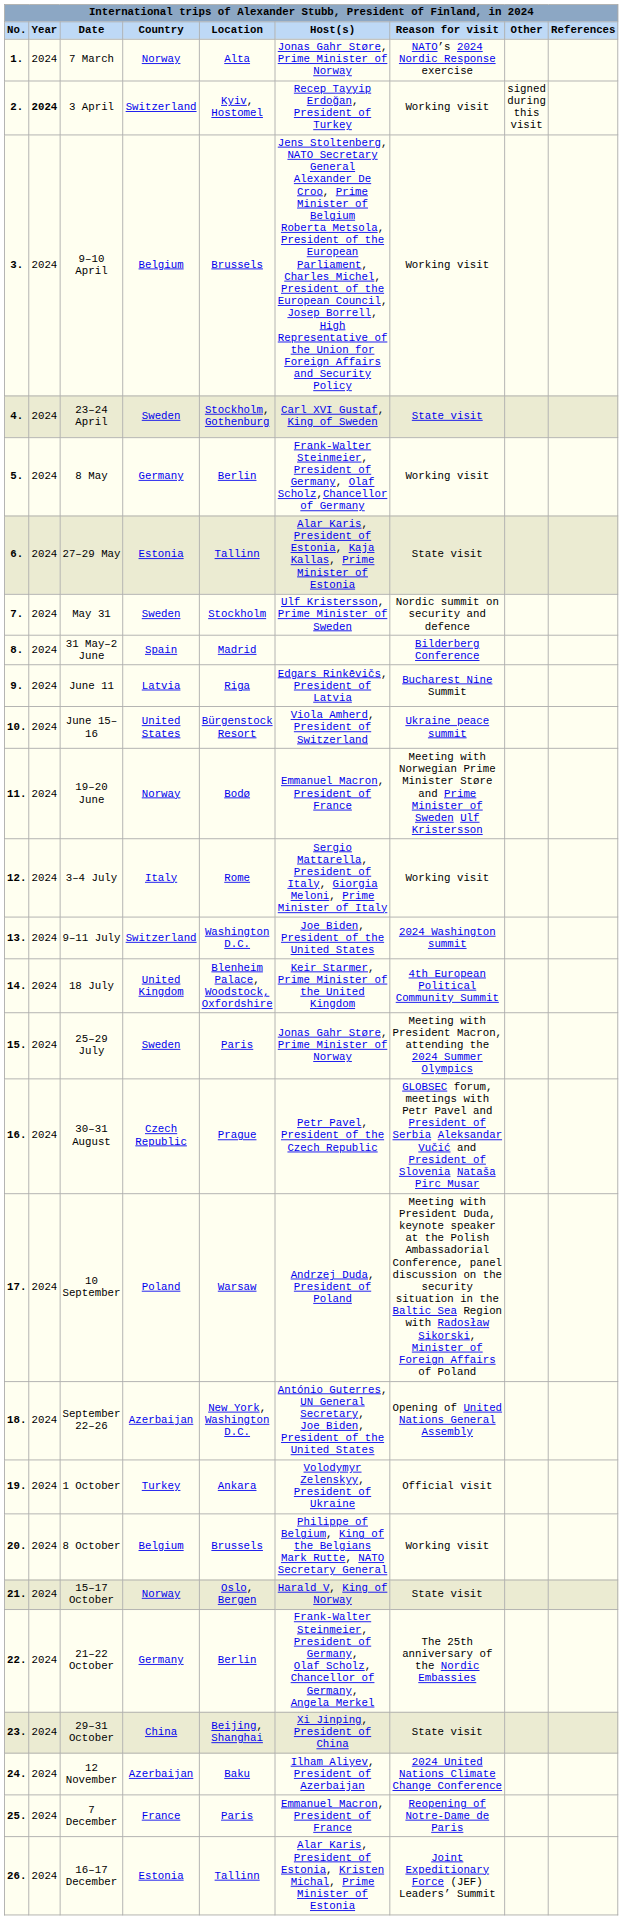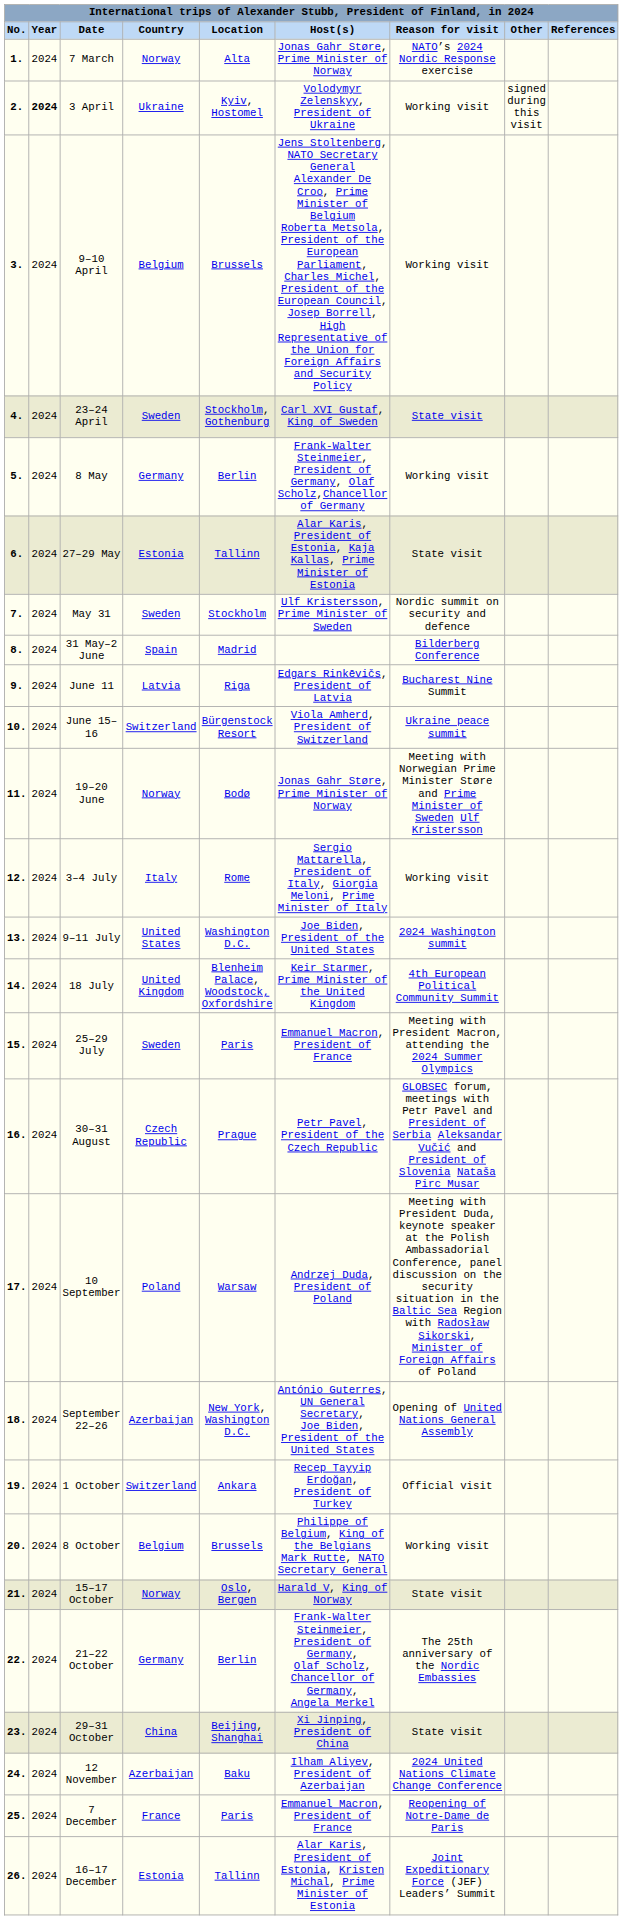(161, 108) Switzerland -> (161, 108) Ukraine
(333, 108) Recep Tayyip Erdoğan, President of Turkey -> (333, 108) Volodymyr Zelenskyy, President of Ukraine
(161, 728) United States -> (161, 728) Switzerland
(333, 794) Emmanuel Macron, President of France -> (333, 794) Jonas Gahr Støre, Prime Minister of Norway
(161, 938) Switzerland -> (161, 938) United States
(333, 1046) Jonas Gahr Støre, Prime Minister of Norway -> (333, 1046) Emmanuel Macron, President of France
(161, 1487) Turkey -> (161, 1487) Switzerland
(333, 1487) Volodymyr Zelenskyy, President of Ukraine -> (333, 1487) Recep Tayyip Erdoğan, President of Turkey
